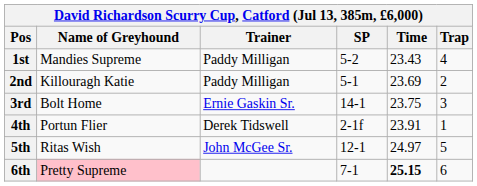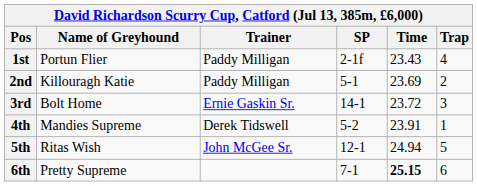(91, 59) Mandies Supreme -> (74, 59) Portun Flier
(349, 59) 5-2 -> (352, 59) 2-1f
(406, 103) 23.75 -> (406, 103) 23.72
(74, 125) Portun Flier -> (91, 125) Mandies Supreme
(352, 125) 2-1f -> (349, 125) 5-2
(406, 147) 24.97 -> (406, 147) 24.94
(83, 170) pink background -> (83, 170) no background
